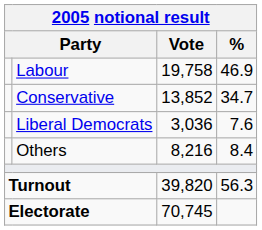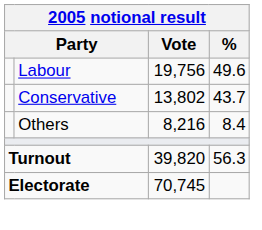(187, 71) 19,758 -> (179, 71) 19,756
(237, 71) 46.9 -> (229, 71) 49.6
(187, 97) 13,852 -> (179, 97) 13,802
(237, 97) 34.7 -> (229, 97) 43.7
- row: (84, 124)
